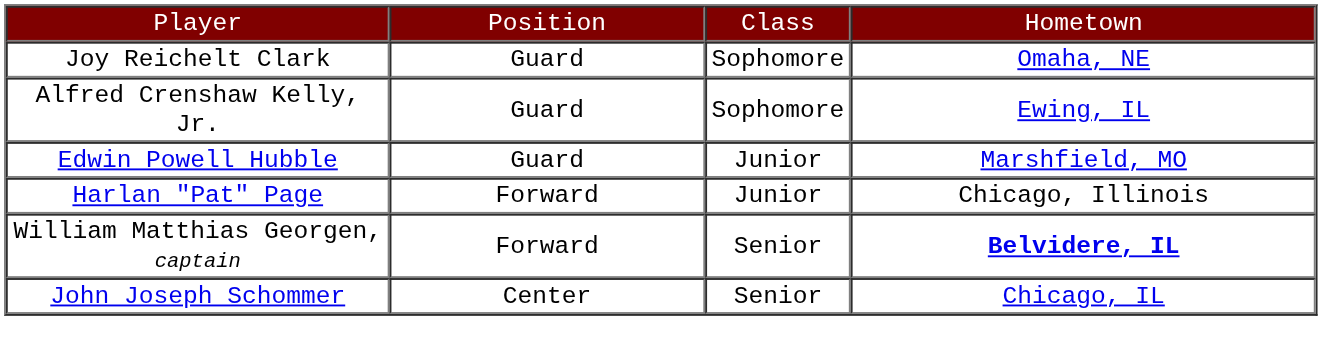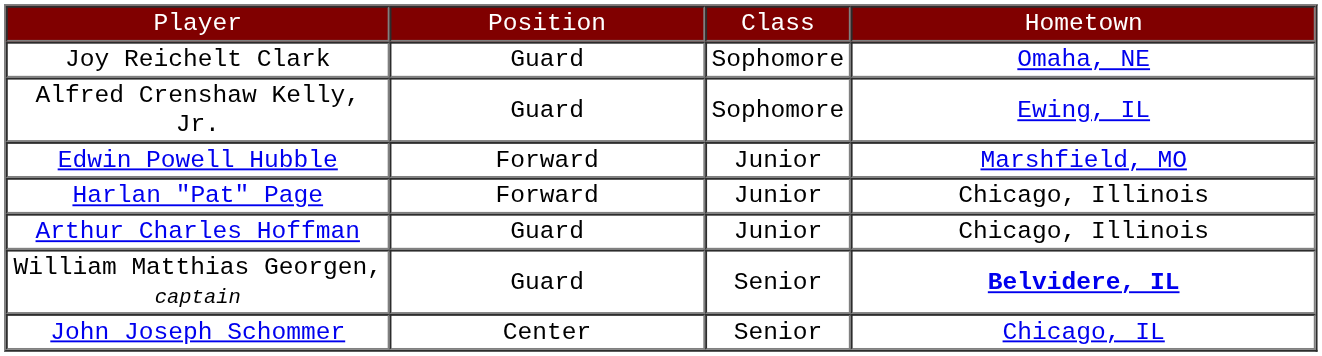(547, 160) Guard -> (547, 160) Forward
+ row: (198, 232)
(547, 246) Forward -> (547, 282) Guard
